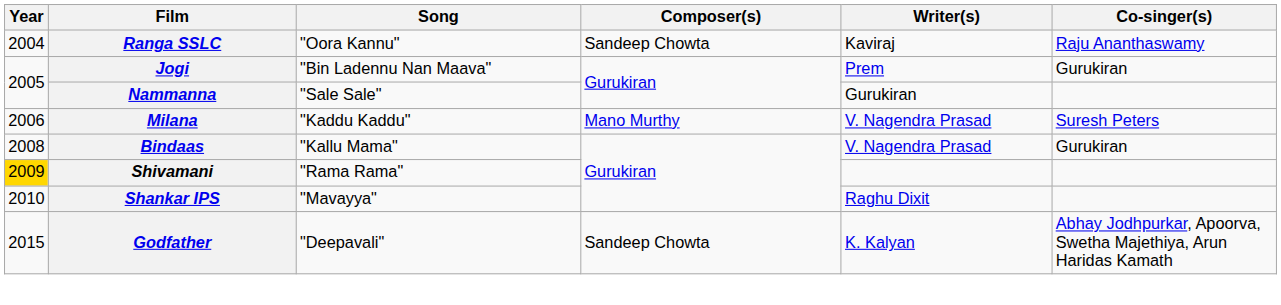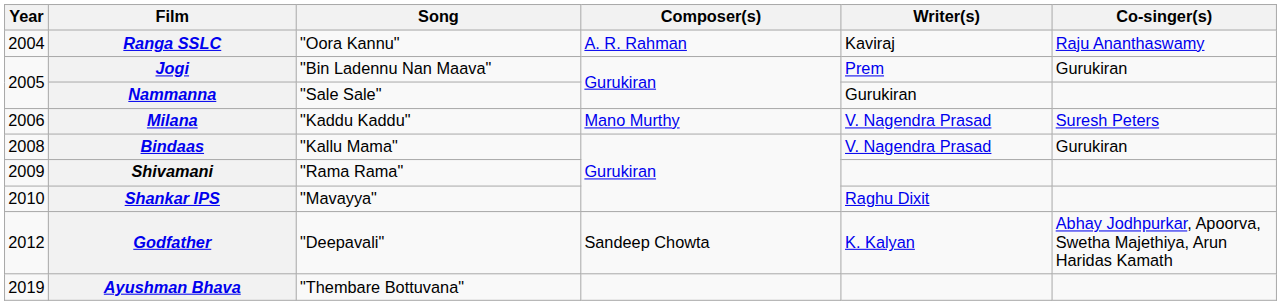(647, 43) Sandeep Chowta -> (636, 43) A. R. Rahman
(26, 172) gold background -> (26, 172) no background
(26, 242) 2015 -> (26, 242) 2012
+ row: (172, 287)
